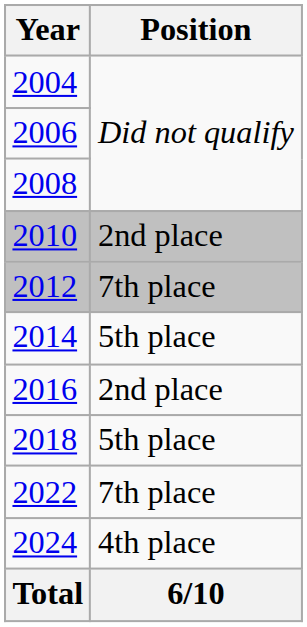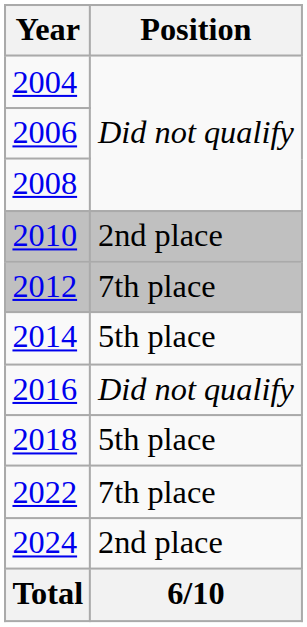(160, 388) 2nd place -> (196, 388) Did not qualify
(157, 542) 4th place -> (160, 542) 2nd place
